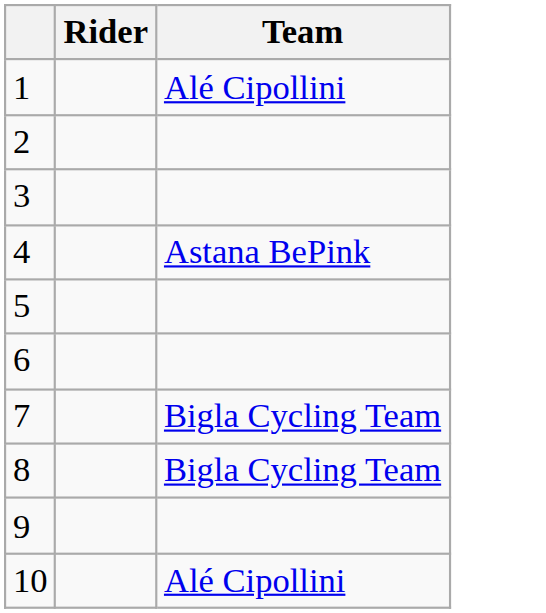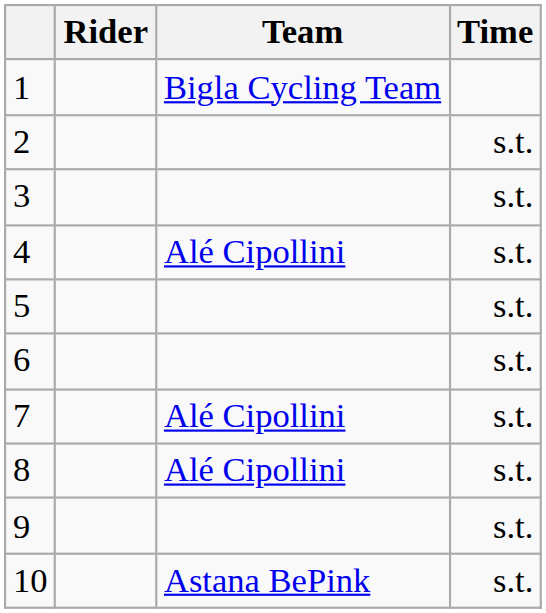+ column: (495, 31)
(255, 86) Alé Cipollini -> (303, 86) Bigla Cycling Team
(267, 251) Astana BePink -> (255, 251) Alé Cipollini
(303, 415) Bigla Cycling Team -> (255, 415) Alé Cipollini
(303, 470) Bigla Cycling Team -> (255, 470) Alé Cipollini
(255, 580) Alé Cipollini -> (267, 580) Astana BePink
